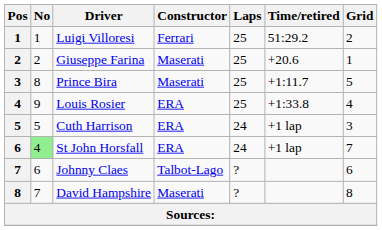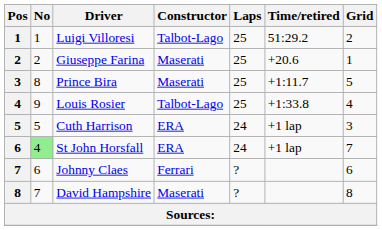(175, 37) Ferrari -> (190, 37) Talbot-Lago
(171, 103) ERA -> (190, 103) Talbot-Lago
(190, 170) Talbot-Lago -> (175, 170) Ferrari
